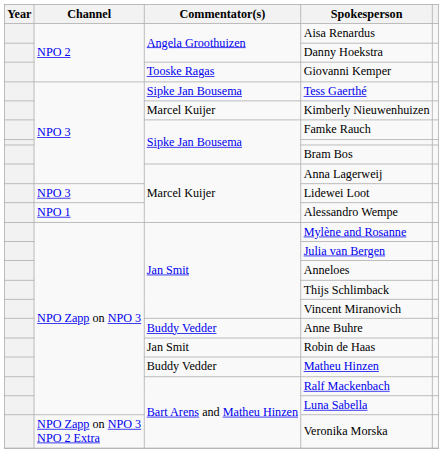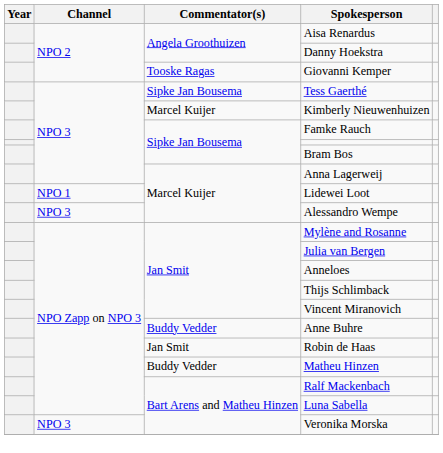(54, 193) NPO 3 -> (54, 193) NPO 1
(54, 212) NPO 1 -> (54, 212) NPO 3
(89, 431) NPO Zapp on NPO 3 NPO 2 Extra -> (54, 424) NPO 3
